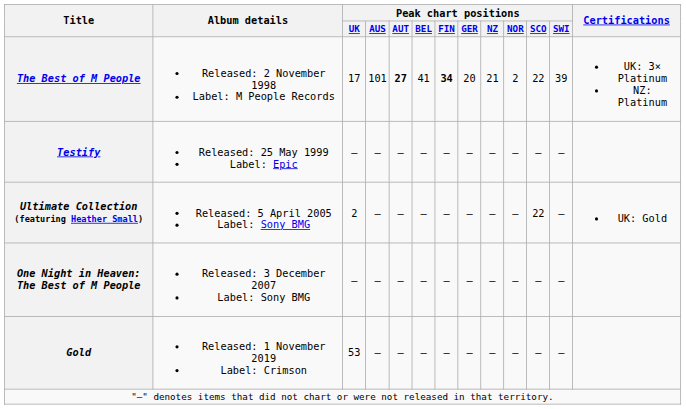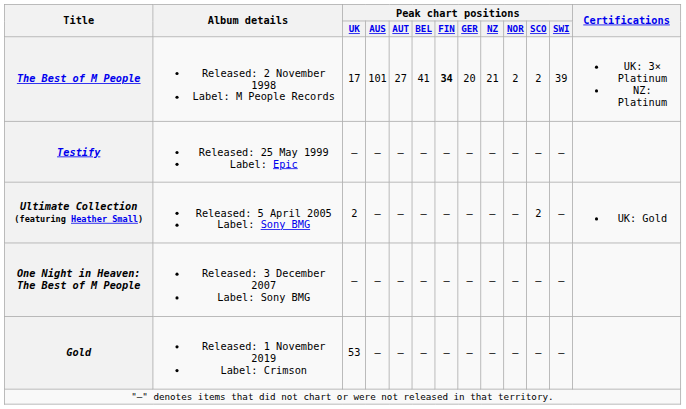(401, 79) bold -> (401, 79) normal
(538, 79) 22 -> (538, 79) 2
(538, 213) 22 -> (538, 213) 2
